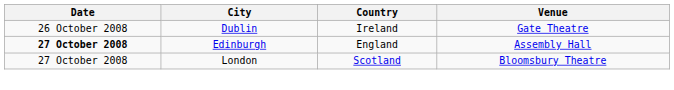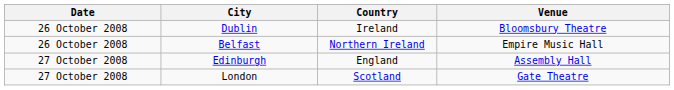(553, 29) Gate Theatre -> (553, 29) Bloomsbury Theatre
+ row: (239, 45)
(83, 45) bold -> (83, 61) normal
(553, 61) Bloomsbury Theatre -> (553, 77) Gate Theatre
